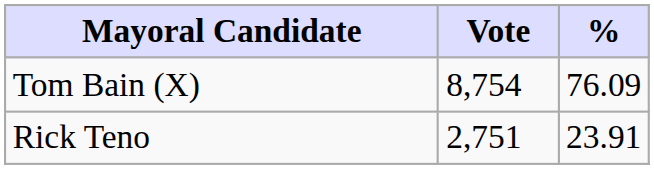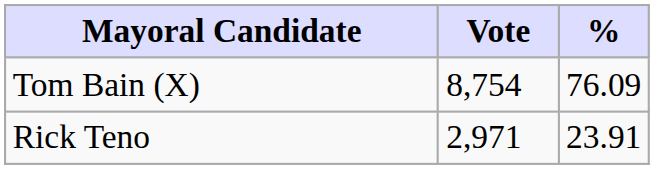(484, 137) 2,751 -> (484, 137) 2,971
